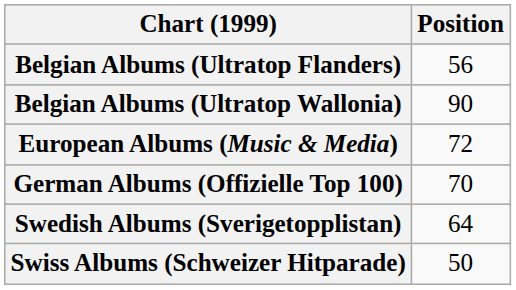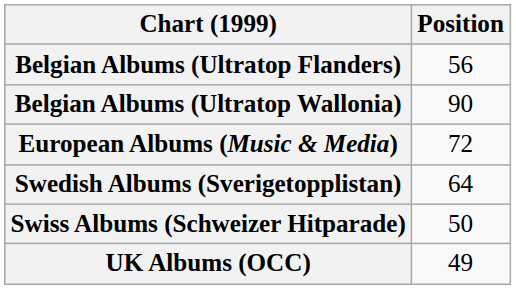- row: (208, 183)
+ row: (208, 263)
